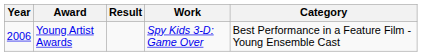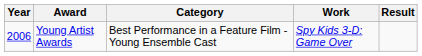columns swapped: (324, 13) <-> (126, 13)
